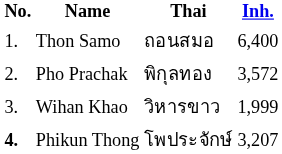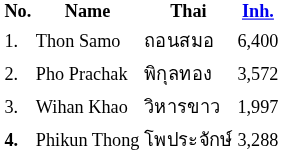(258, 106) 1,999 -> (258, 106) 1,997
(258, 139) 3,207 -> (258, 139) 3,288
